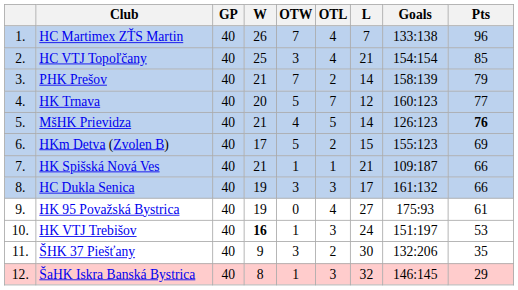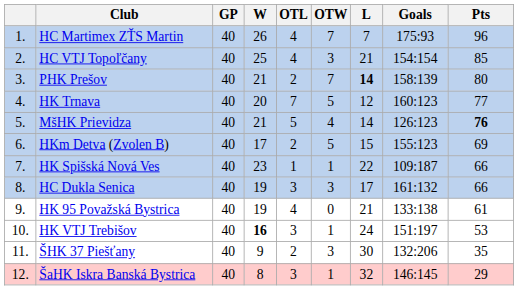columns swapped: (296, 15) <-> (333, 15)
(415, 36) 133:138 -> (415, 36) 175:93
(366, 79) normal -> (366, 79) bold
(481, 79) 79 -> (481, 79) 80
(260, 166) 21 -> (260, 166) 23
(366, 166) 21 -> (366, 166) 22
(366, 209) 27 -> (366, 209) 21
(415, 209) 175:93 -> (415, 209) 133:138
